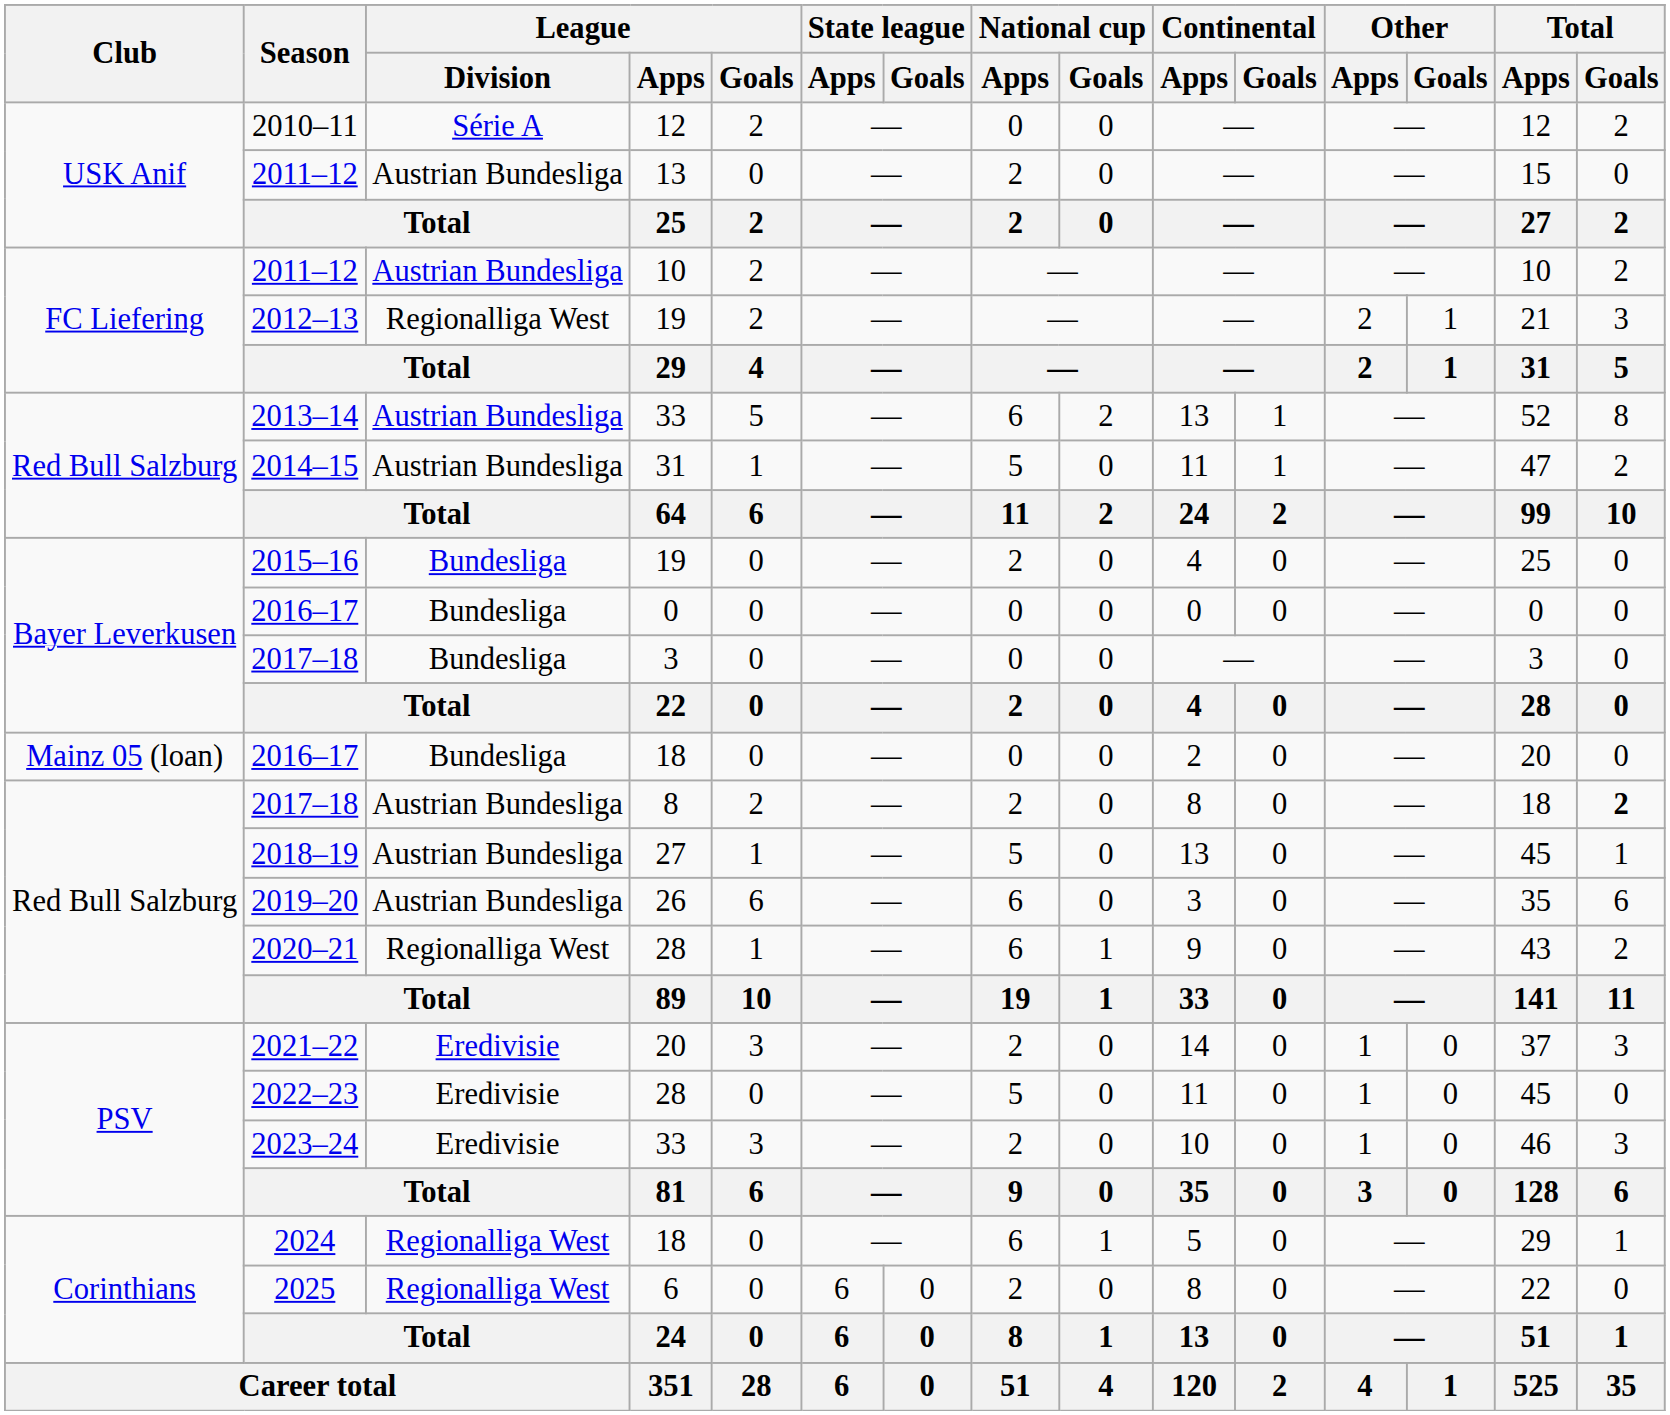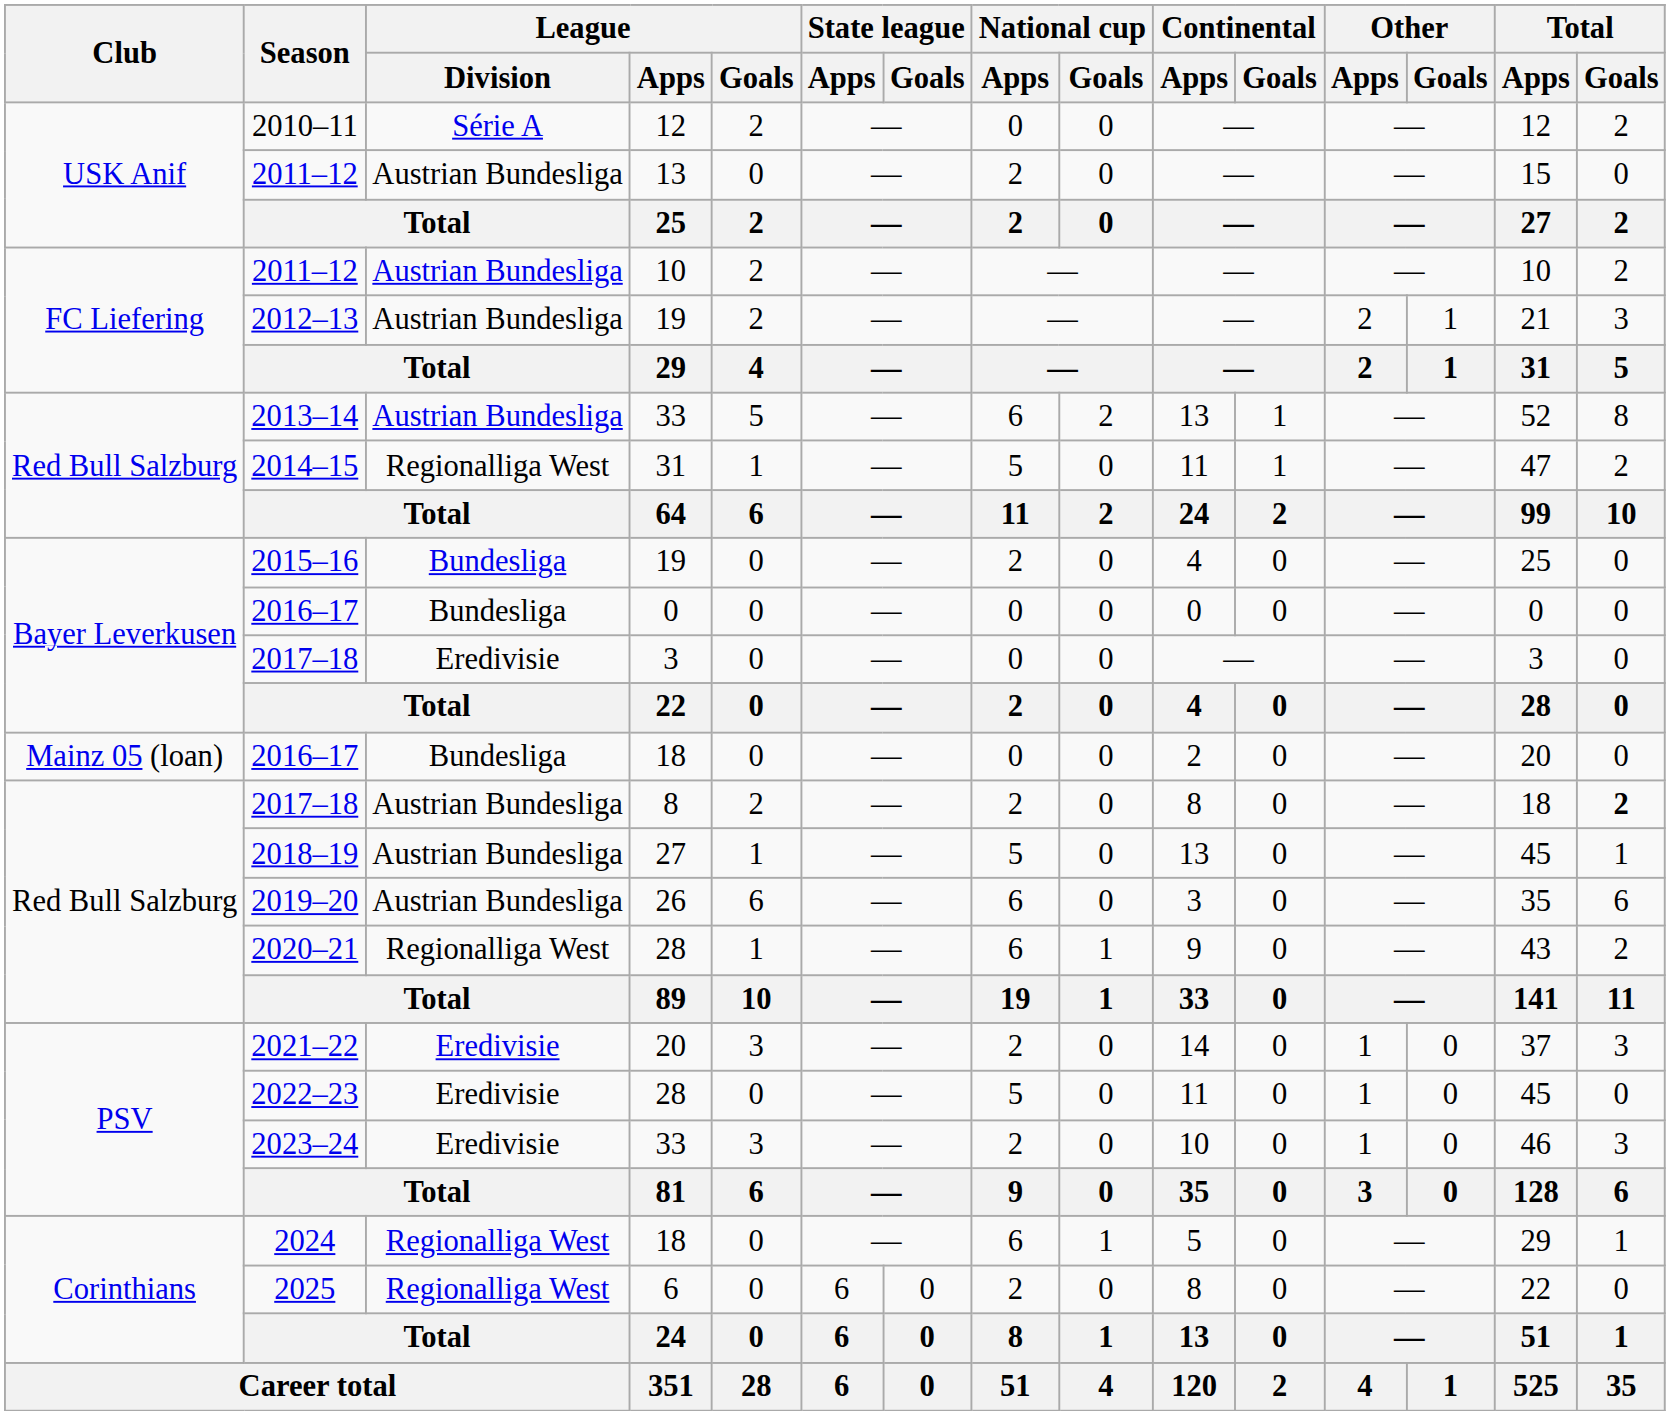(498, 319) Regionalliga West -> (498, 319) Austrian Bundesliga
(498, 464) Austrian Bundesliga -> (498, 464) Regionalliga West
(498, 658) Bundesliga -> (498, 658) Eredivisie
